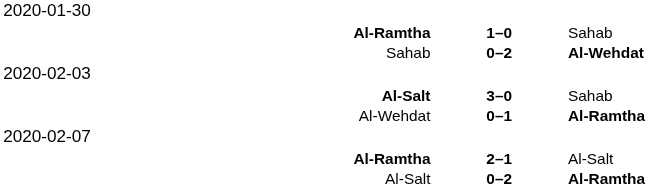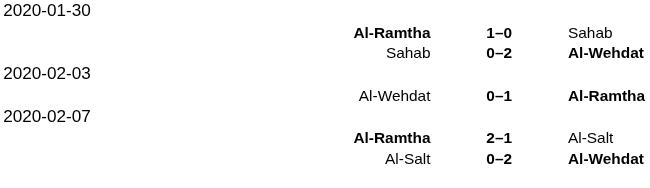- row: (406, 95)
(606, 179) Al-Ramtha -> (606, 158) Al-Wehdat
